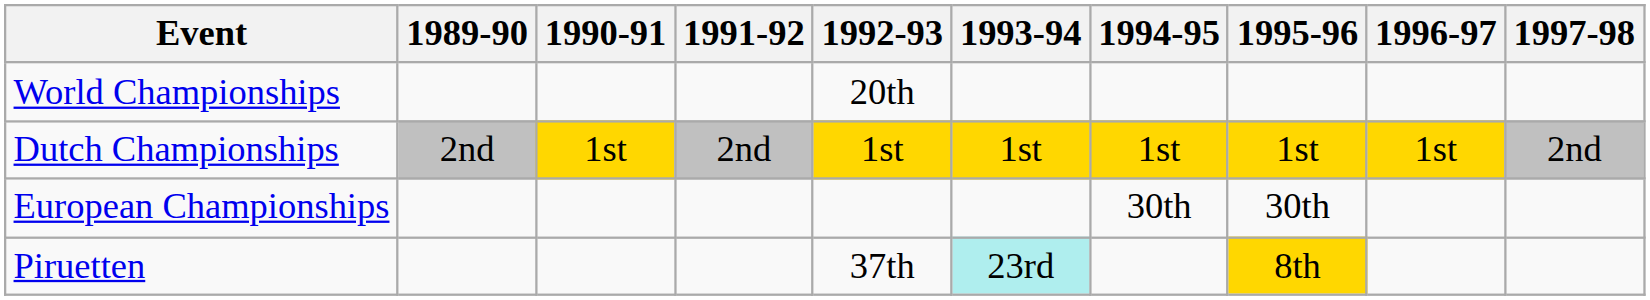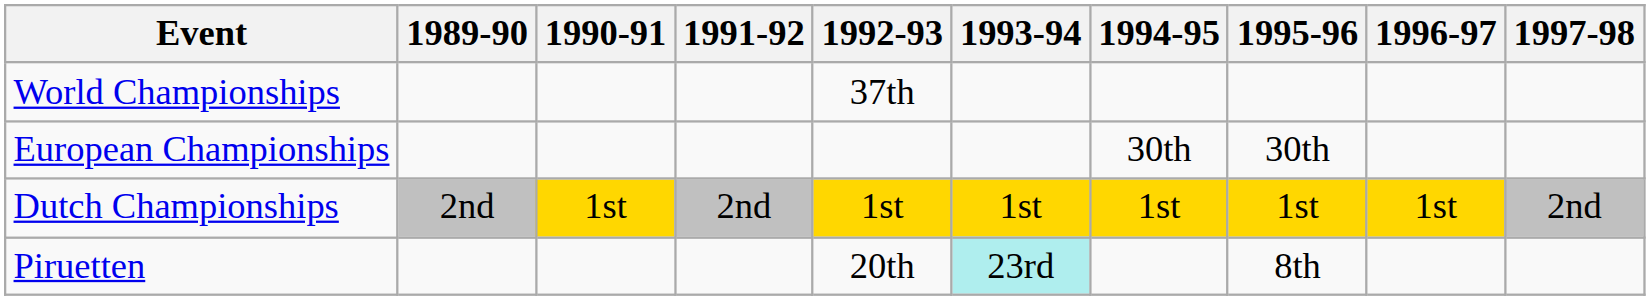(882, 91) 20th -> (882, 91) 37th
rows swapped: (202, 206) <-> (176, 149)
(882, 264) 37th -> (882, 264) 20th
(1297, 264) gold background -> (1297, 264) no background
